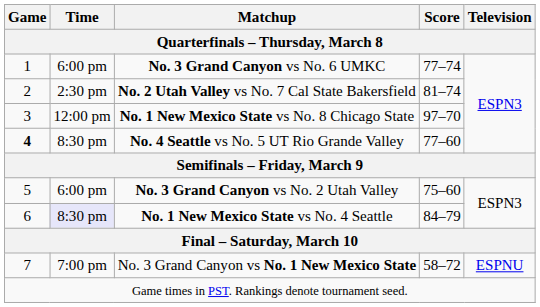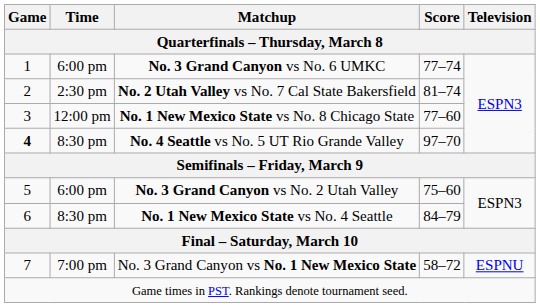(442, 116) 97–70 -> (442, 116) 77–60
(442, 141) 77–60 -> (442, 141) 97–70
(82, 215) lavender background -> (82, 215) no background
